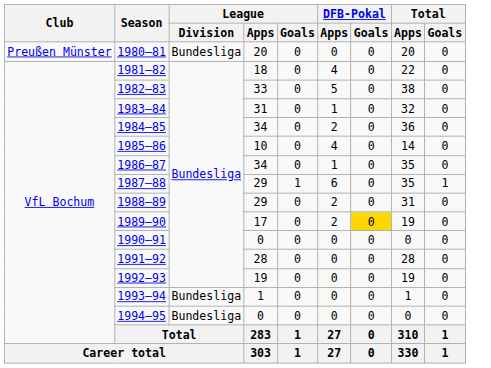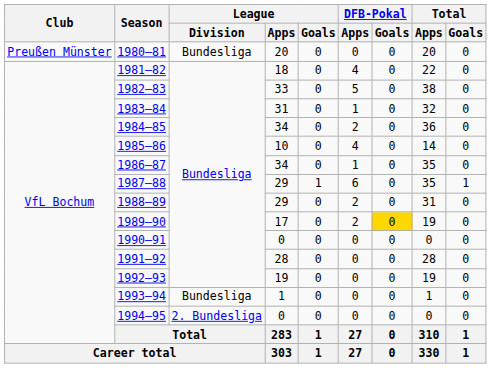(206, 316) Bundesliga -> (217, 316) 2. Bundesliga
